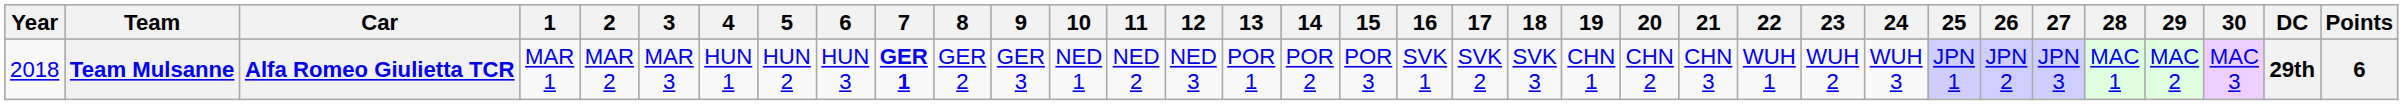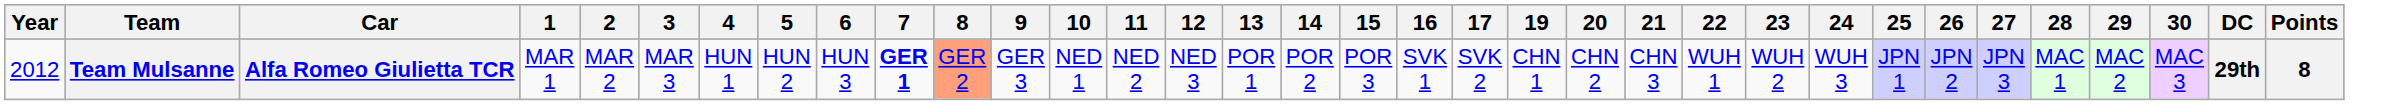- column: (1535, 22)
(35, 69) 2018 -> (35, 69) 2012
(962, 69) no background -> (962, 69) lightsalmon background
(2359, 69) 6 -> (2304, 69) 8
